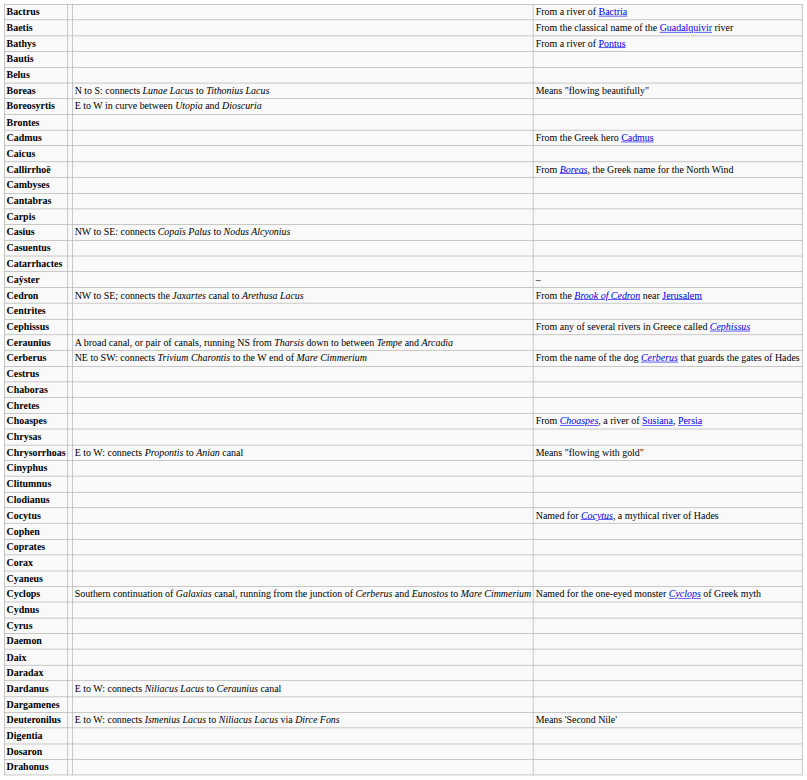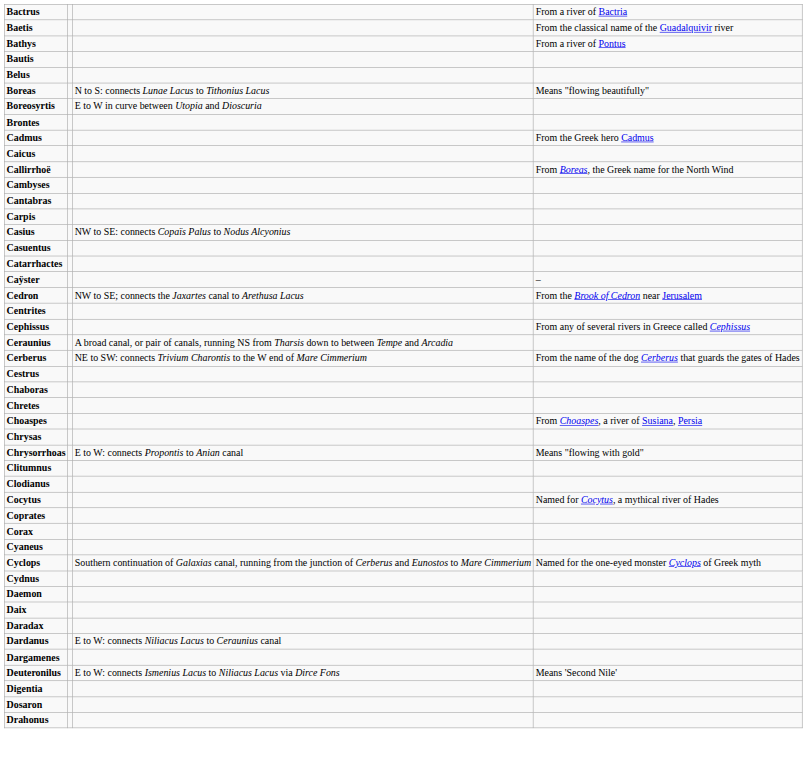- row: (27, 468)
- row: (23, 531)
- row: (20, 625)
